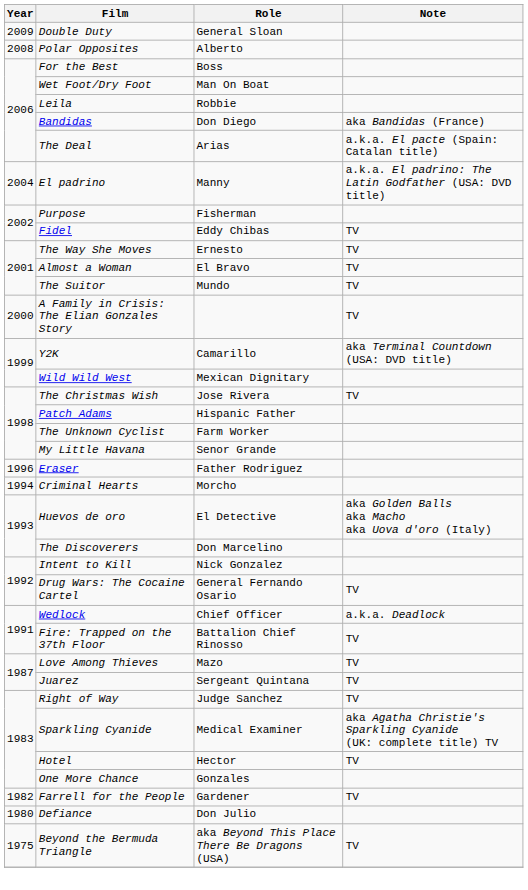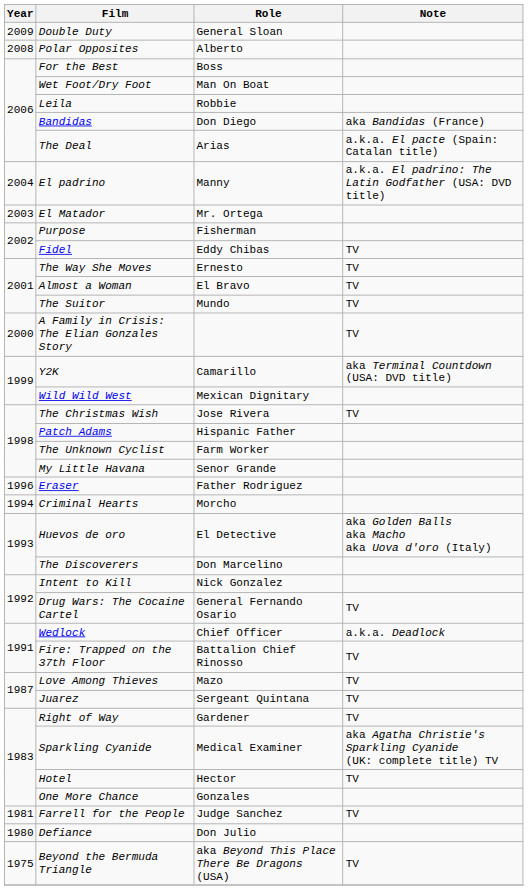+ row: (72, 214)
(240, 699) Judge Sanchez -> (223, 717) Gardener
(20, 797) 1982 -> (20, 815) 1981
(223, 797) Gardener -> (240, 815) Judge Sanchez
